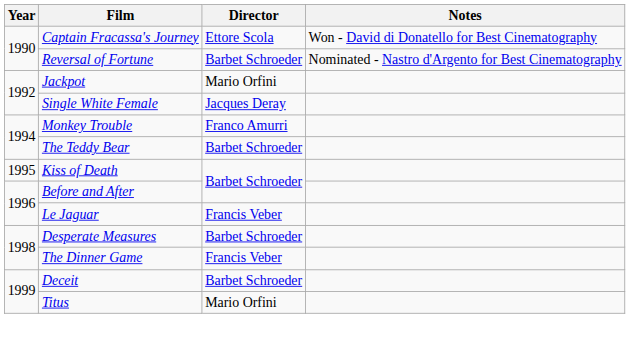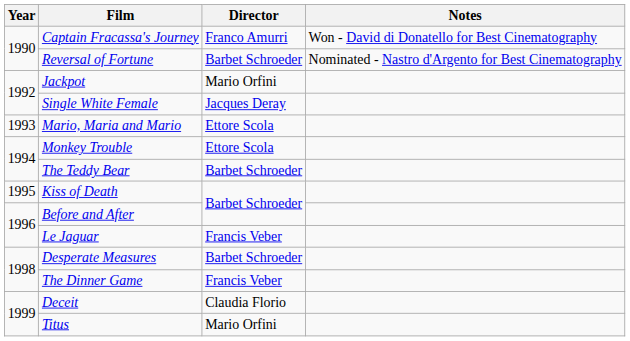(239, 37) Ettore Scola -> (246, 37) Franco Amurri
+ row: (111, 125)
(246, 125) Franco Amurri -> (239, 147) Ettore Scola
(254, 280) Barbet Schroeder -> (246, 302) Claudia Florio
